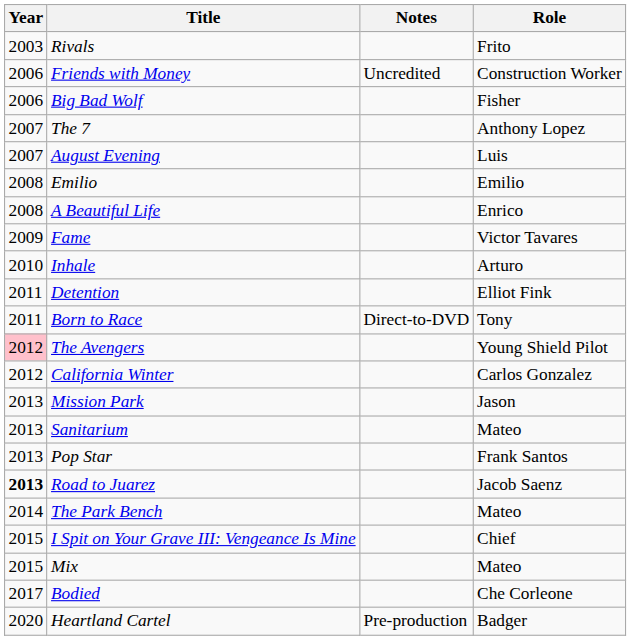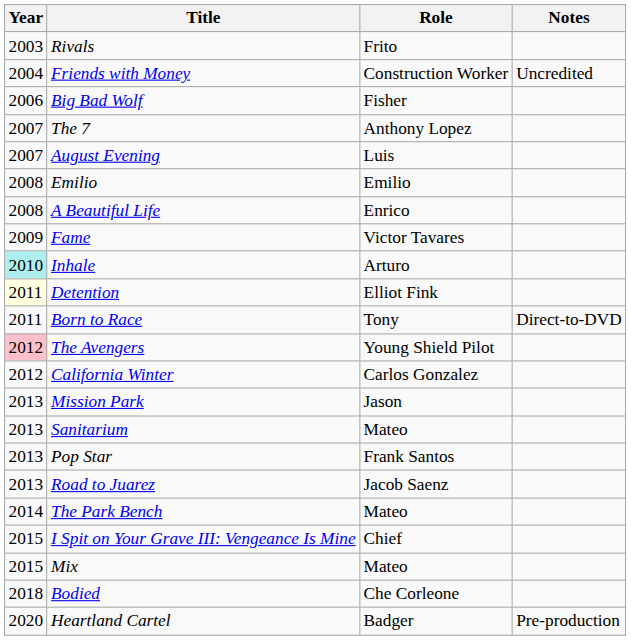columns swapped: (549, 18) <-> (416, 18)
(26, 73) 2006 -> (26, 73) 2004
(26, 264) no background -> (26, 264) paleturquoise background
(25, 292) no background -> (25, 292) lightyellow background
(26, 484) bold -> (26, 484) normal
(26, 593) 2017 -> (26, 593) 2018
